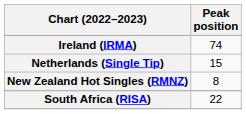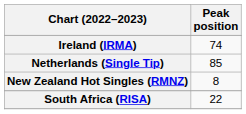(216, 63) 15 -> (216, 63) 85
